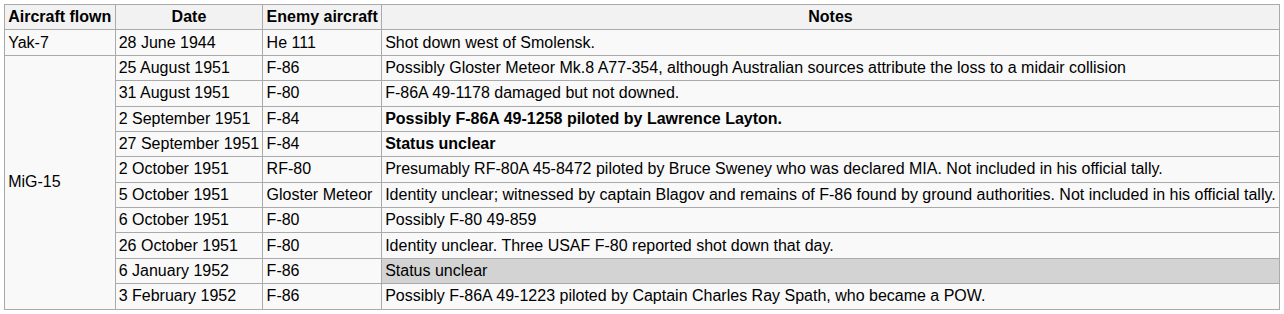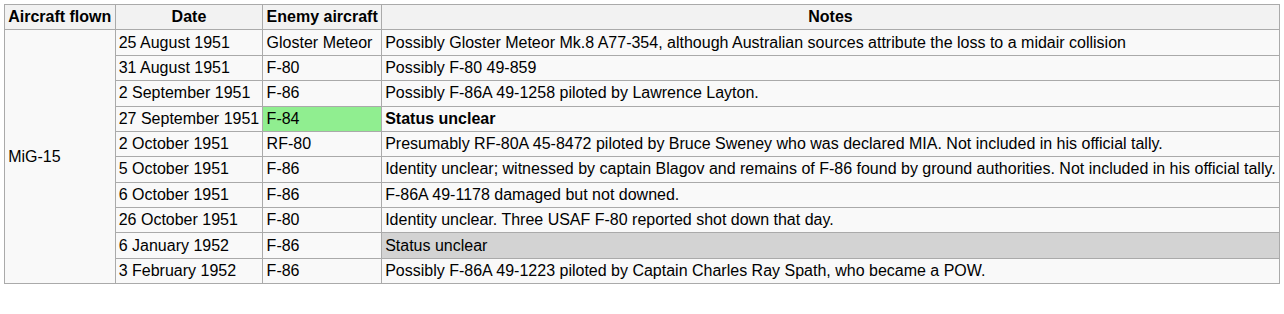- row: (167, 42)
(283, 67) F-86 -> (320, 42) Gloster Meteor
(532, 93) F-86A 49-1178 damaged but not downed. -> (461, 67) Possibly F-80 49-859
(283, 118) F-84 -> (283, 93) F-86
(584, 118) bold -> (572, 93) normal
(283, 144) no background -> (283, 118) lightgreen background
(320, 194) Gloster Meteor -> (283, 169) F-86
(283, 220) F-80 -> (283, 194) F-86
(461, 220) Possibly F-80 49-859 -> (532, 194) F-86A 49-1178 damaged but not downed.
